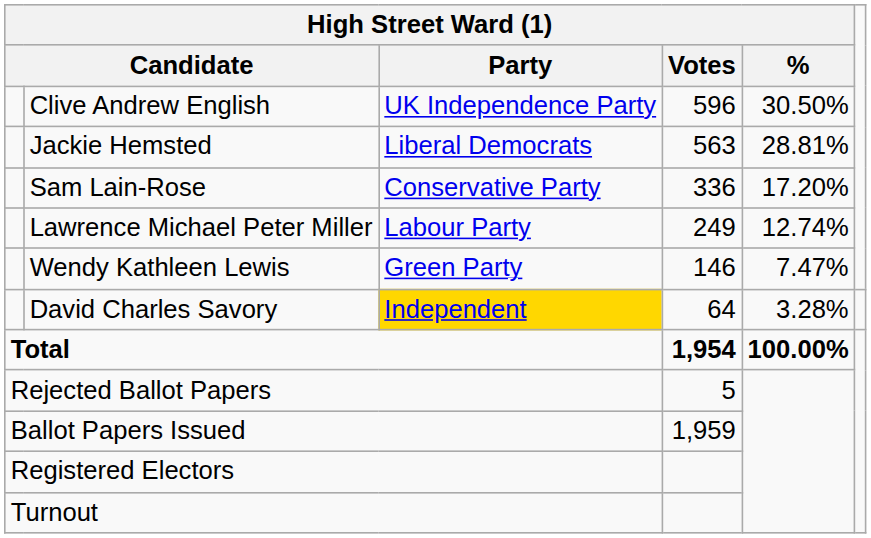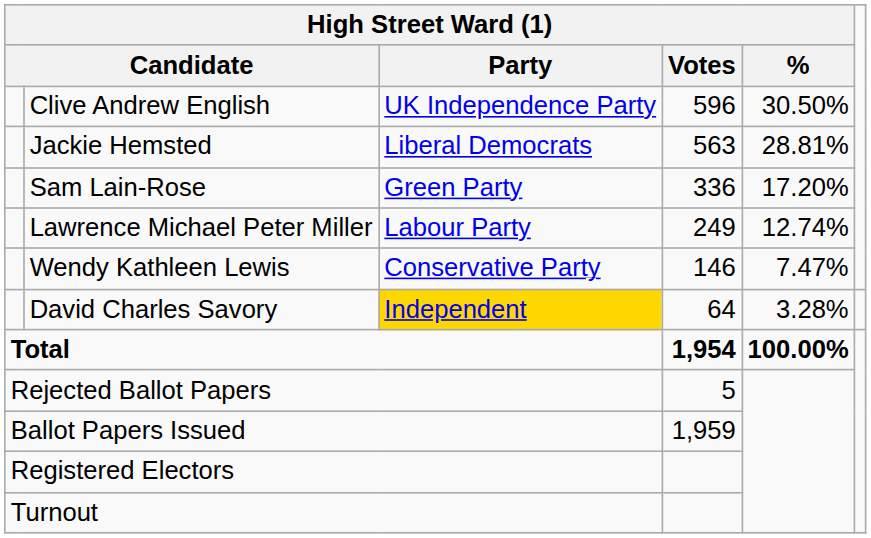(492, 187) Conservative Party -> (453, 187) Green Party
(453, 268) Green Party -> (492, 268) Conservative Party
